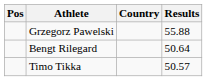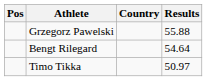(177, 48) 50.64 -> (177, 48) 54.64
(177, 66) 50.57 -> (177, 66) 50.97
